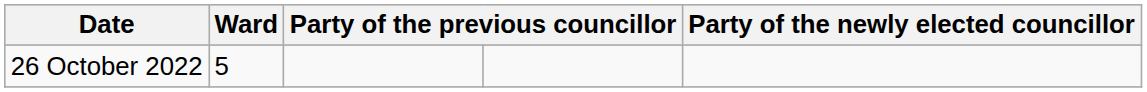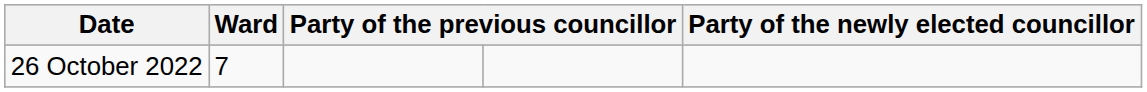(222, 65) 5 -> (222, 65) 7
